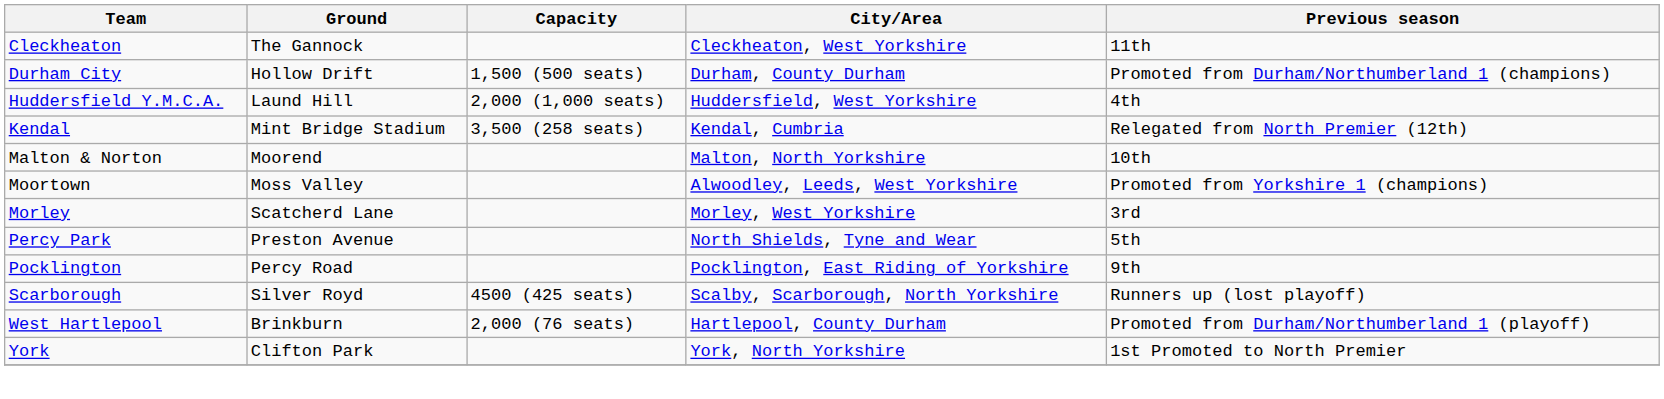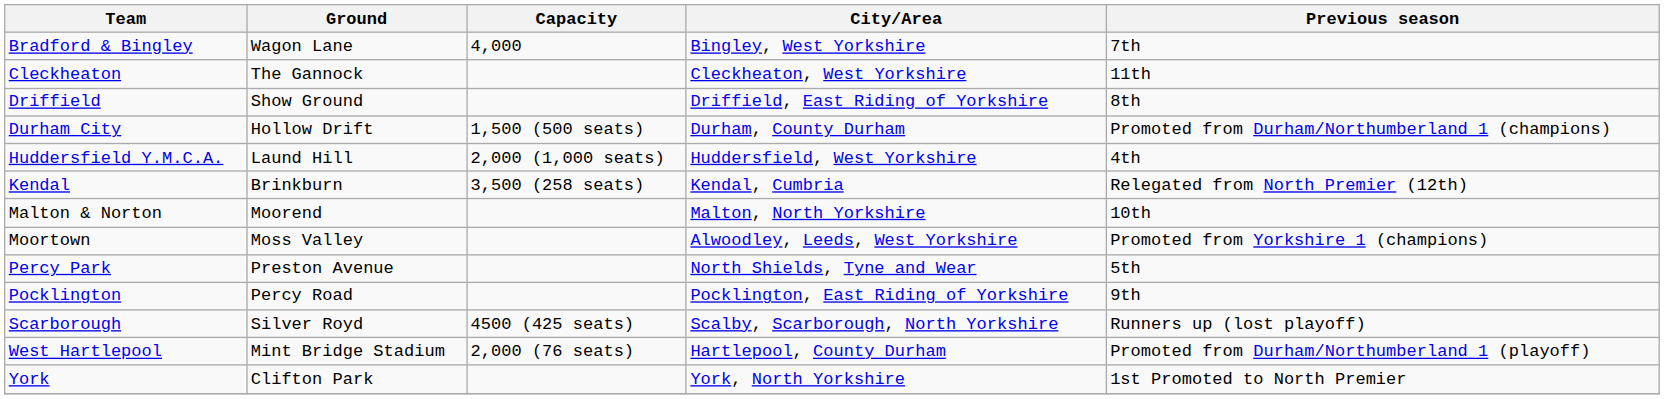+ row: (101, 46)
+ row: (55, 102)
(348, 130) Mint Bridge Stadium -> (297, 185) Brinkburn
- row: (39, 213)
(297, 324) Brinkburn -> (348, 352) Mint Bridge Stadium
